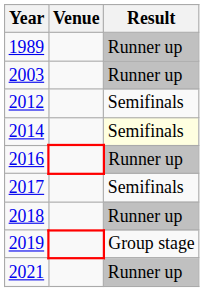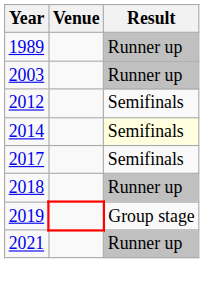- row: (26, 159)
